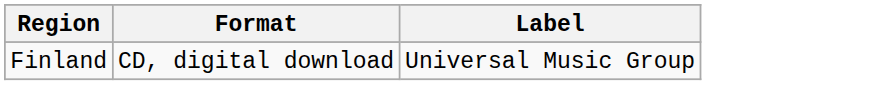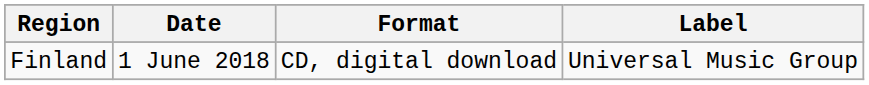+ column: (194, 24)
